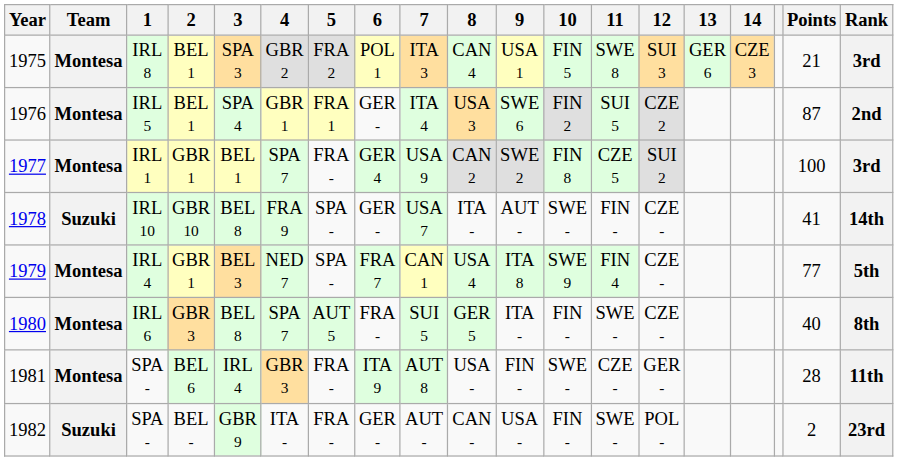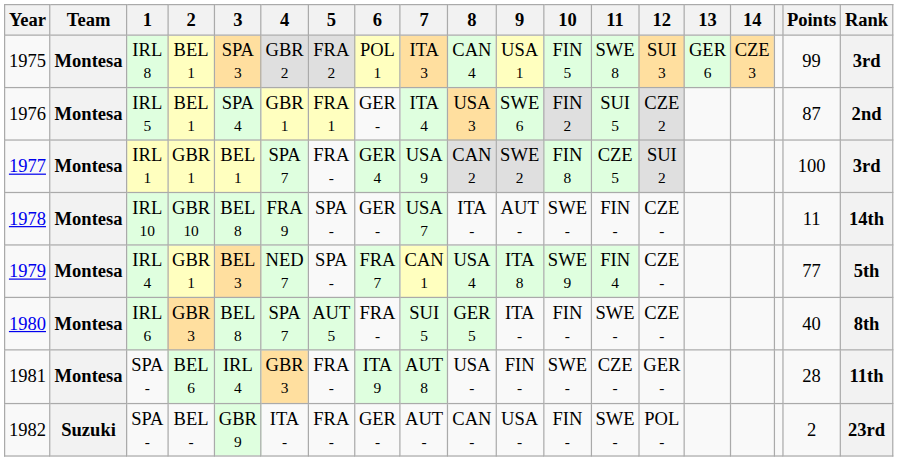(812, 61) 21 -> (812, 61) 99
(89, 219) Suzuki -> (89, 219) Montesa
(812, 219) 41 -> (812, 219) 11
